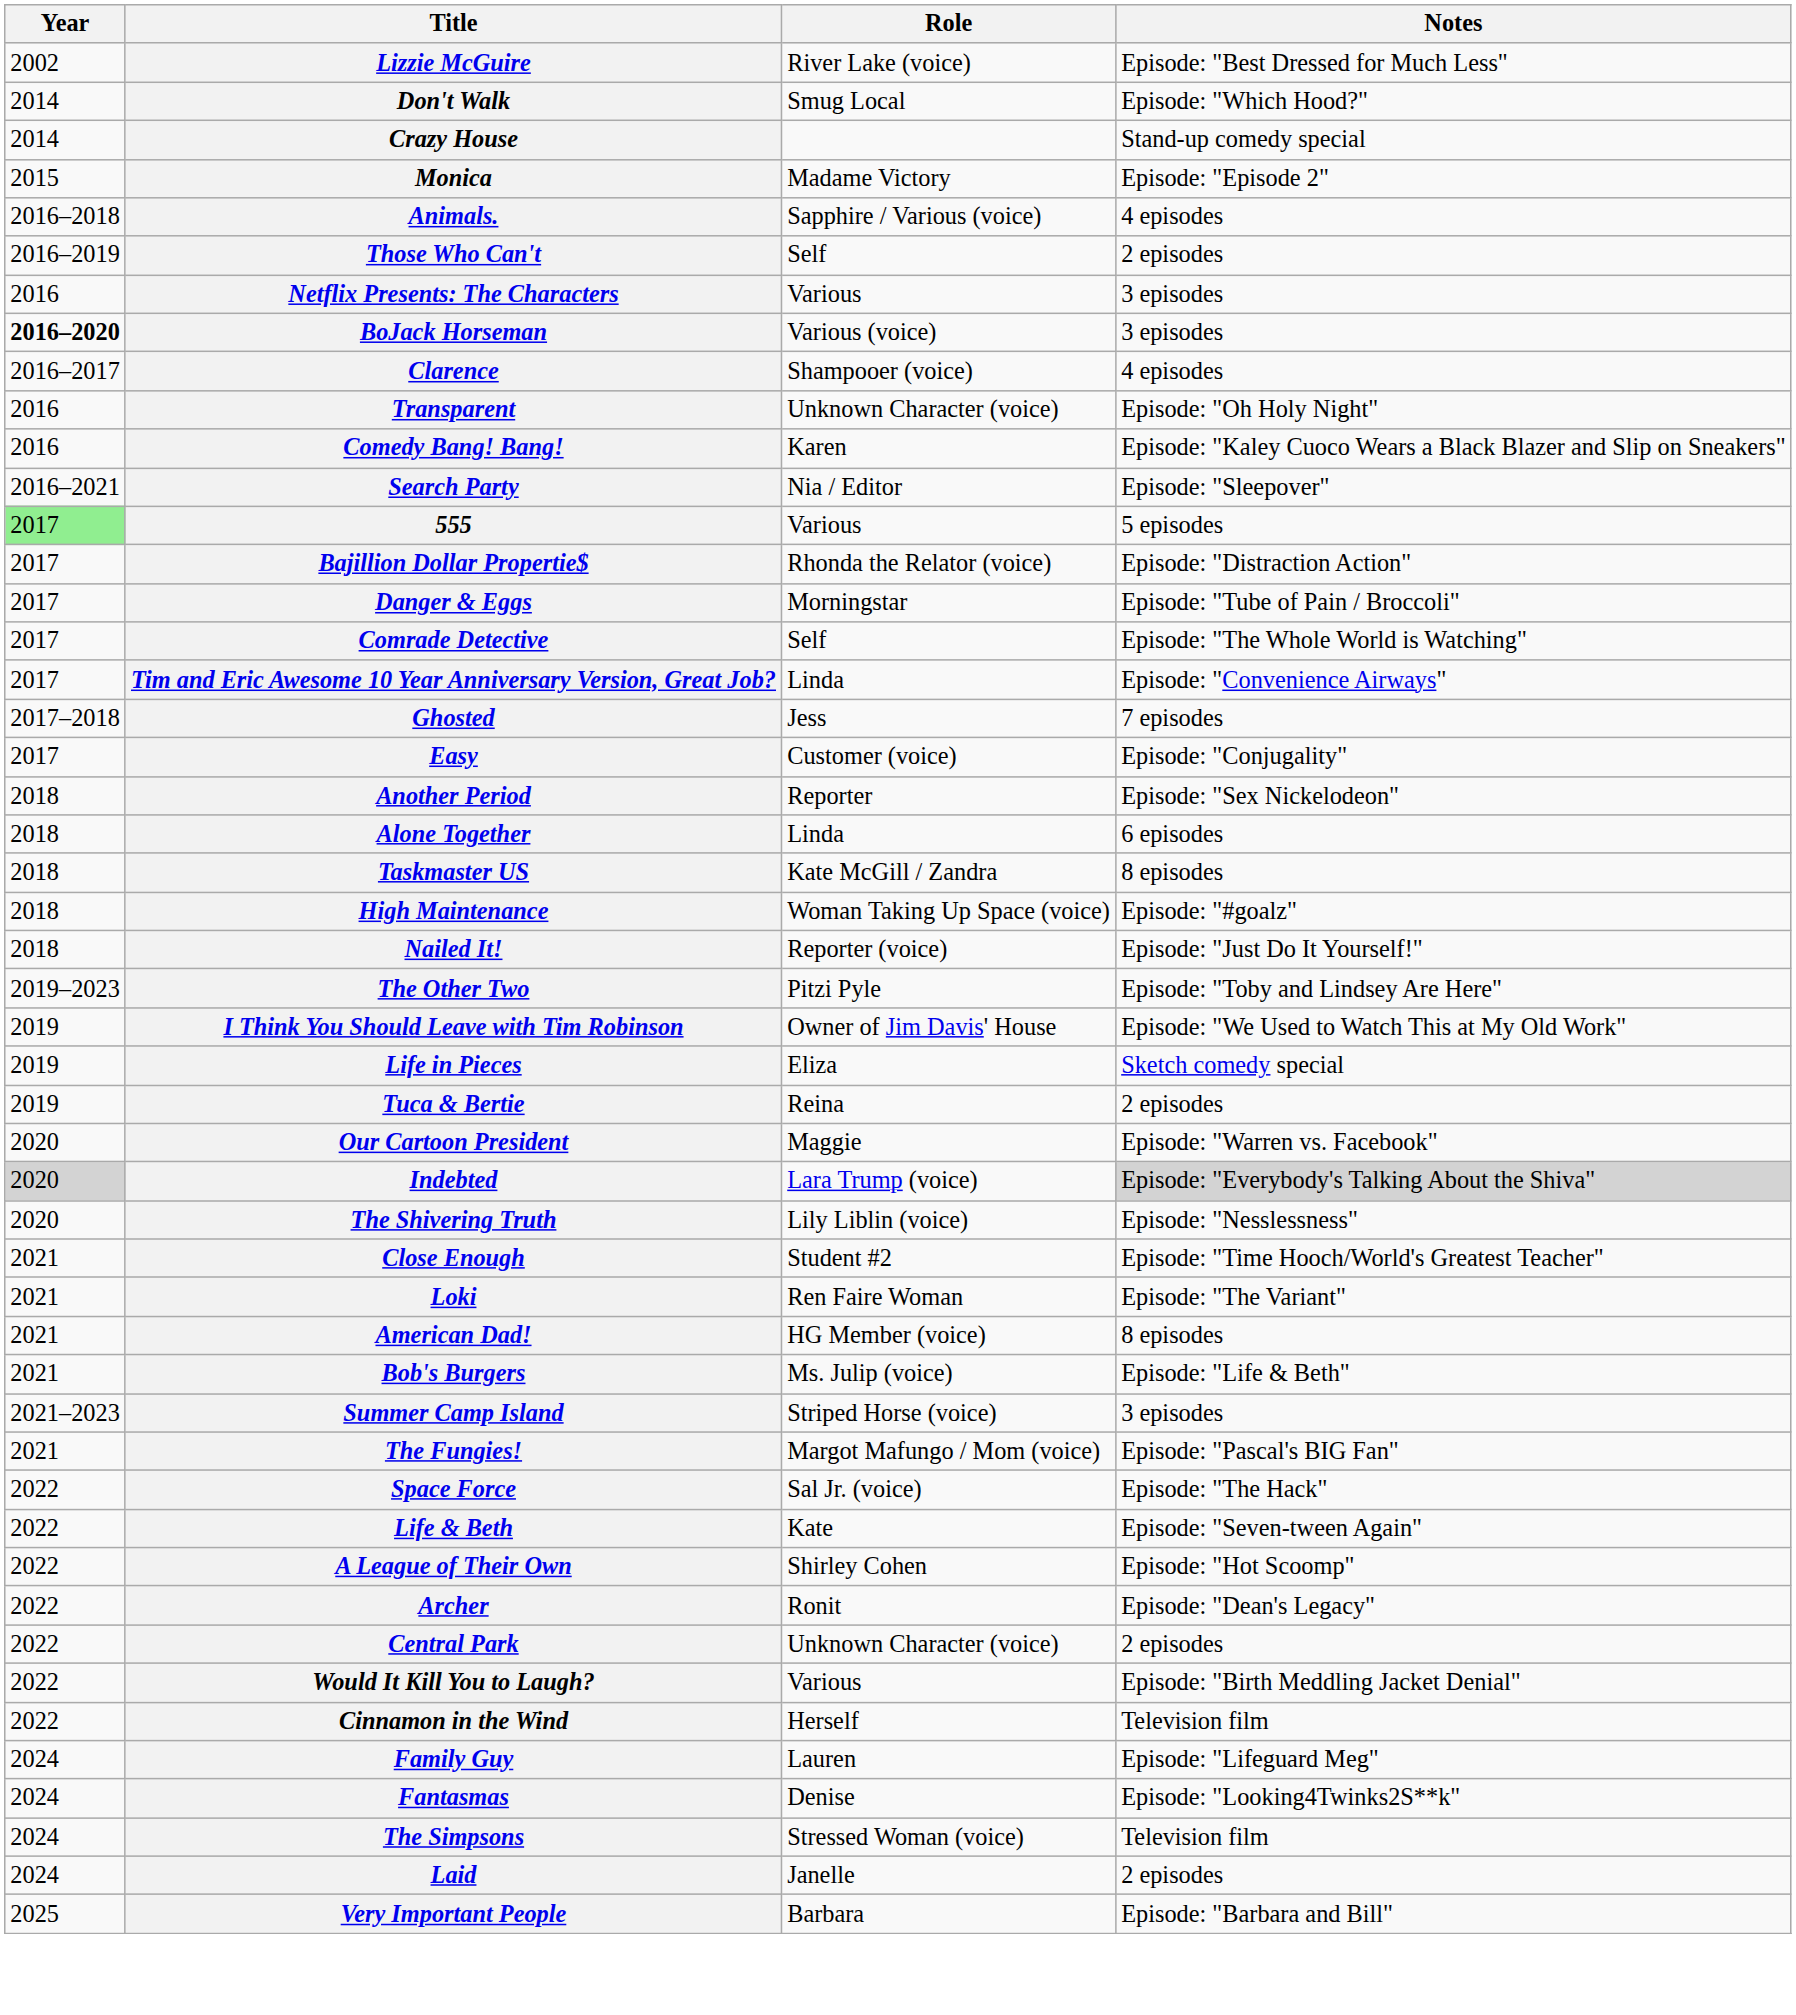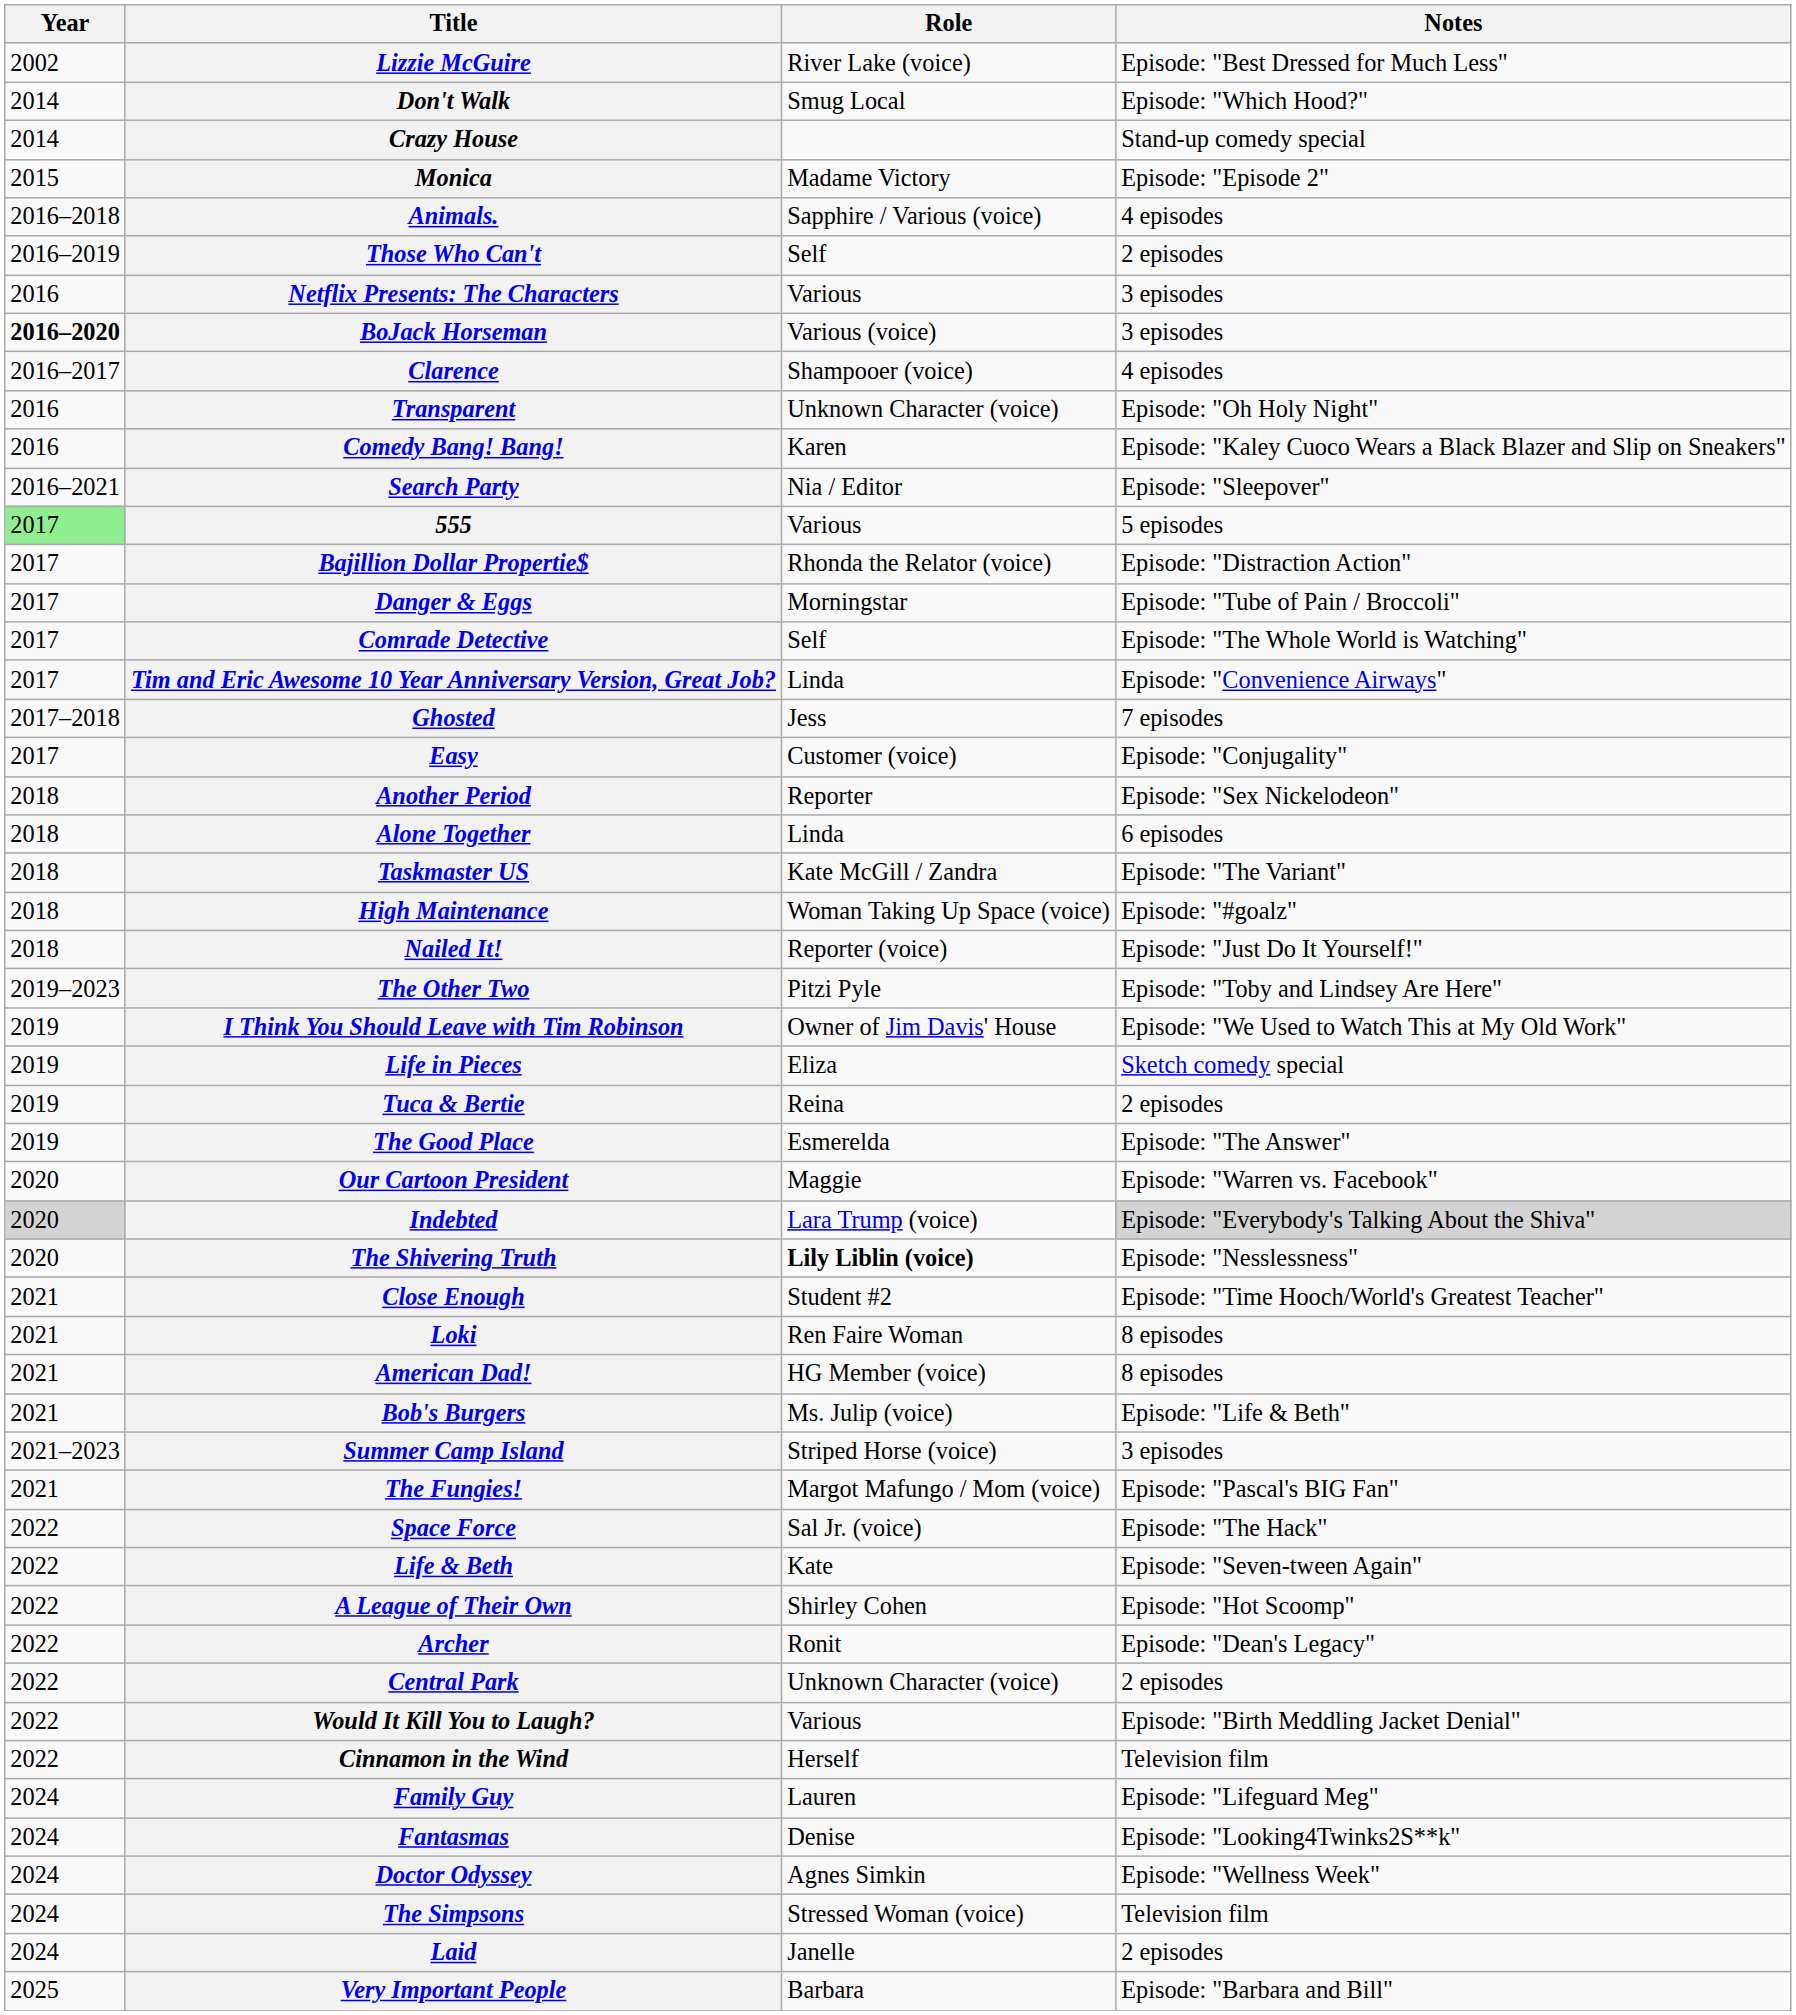(1172, 872) 8 episodes -> (1234, 872) Episode: "The Variant"
+ row: (453, 1142)
(878, 1219) normal -> (880, 1258) bold
(1234, 1296) Episode: "The Variant" -> (1172, 1335) 8 episodes
+ row: (454, 1875)
